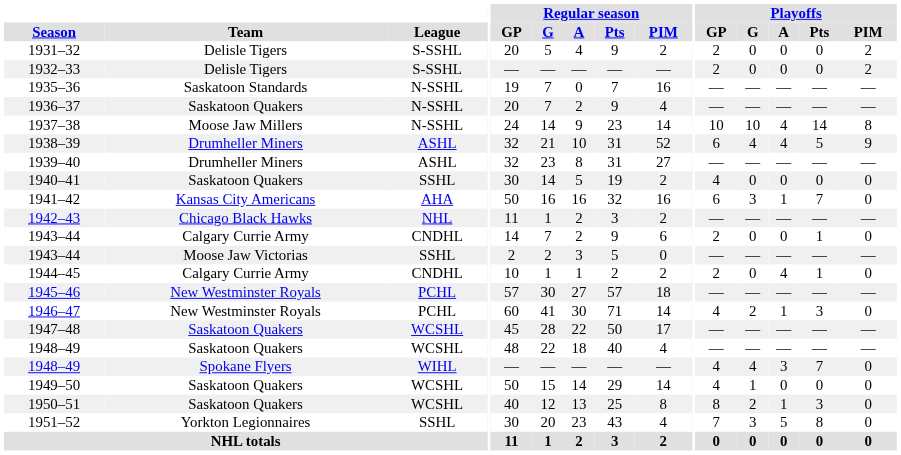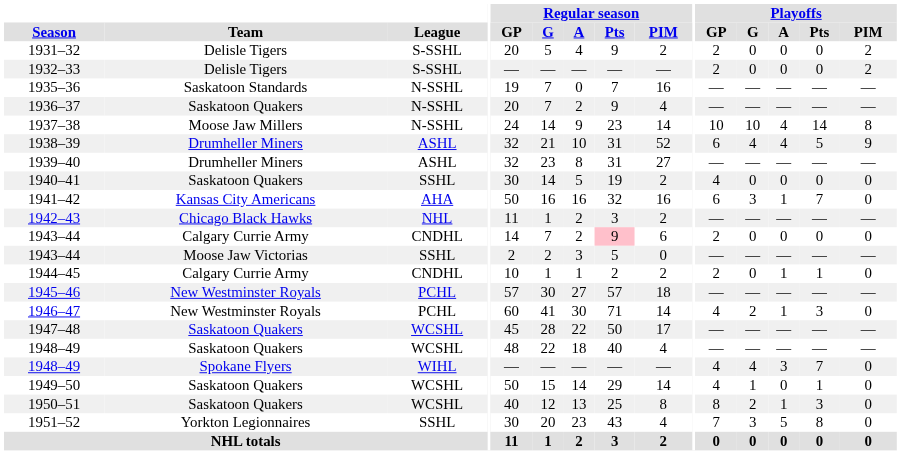(615, 236) no background -> (615, 236) pink background
(819, 236) 1 -> (819, 236) 0
(784, 273) 4 -> (784, 273) 1
(819, 385) 0 -> (819, 385) 1
